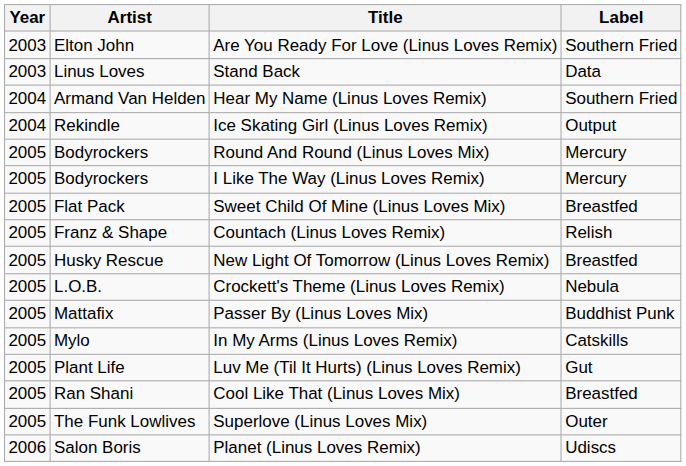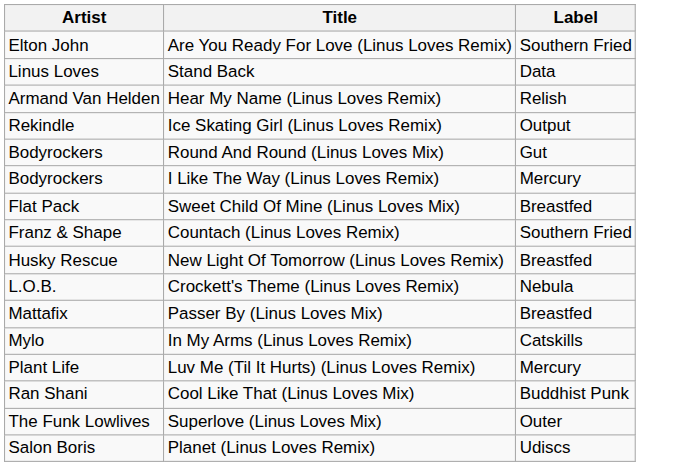- column: (27, 17)
(621, 98) Southern Fried -> (543, 98) Relish
(596, 152) Mercury -> (533, 152) Gut
(589, 233) Relish -> (576, 233) Southern Fried
(620, 313) Buddhist Punk -> (556, 313) Breastfed
(579, 367) Gut -> (550, 367) Mercury
(601, 394) Breastfed -> (574, 394) Buddhist Punk
